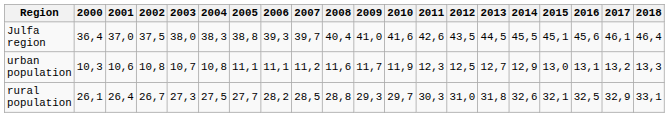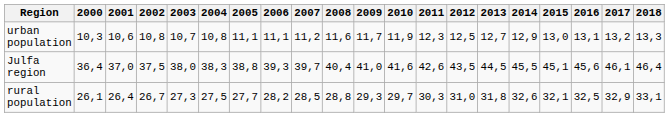rows swapped: (26, 37) <-> (39, 67)
